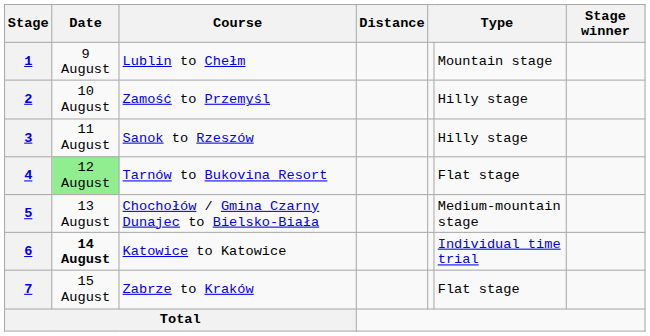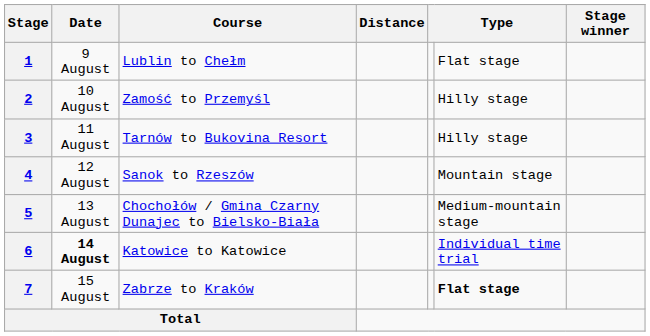(495, 62) Mountain stage -> (479, 62) Flat stage
(188, 138) Sanok to Rzeszów -> (225, 138) Tarnów to Bukovina Resort
(86, 176) lightgreen background -> (86, 176) no background
(225, 176) Tarnów to Bukovina Resort -> (188, 176) Sanok to Rzeszów
(479, 176) Flat stage -> (495, 176) Mountain stage
(479, 290) normal -> (479, 290) bold
